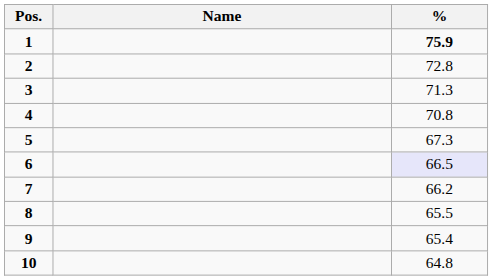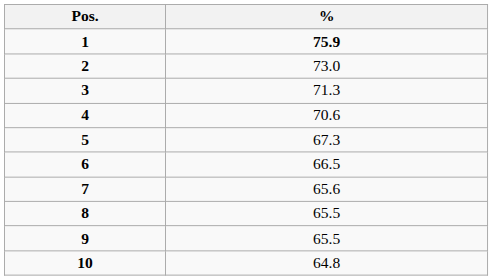- column: (222, 16)
(439, 66) 72.8 -> (327, 66) 73.0
(439, 115) 70.8 -> (327, 115) 70.6
(439, 164) lavender background -> (327, 164) no background
(439, 189) 66.2 -> (327, 189) 65.6
(439, 238) 65.4 -> (327, 238) 65.5
